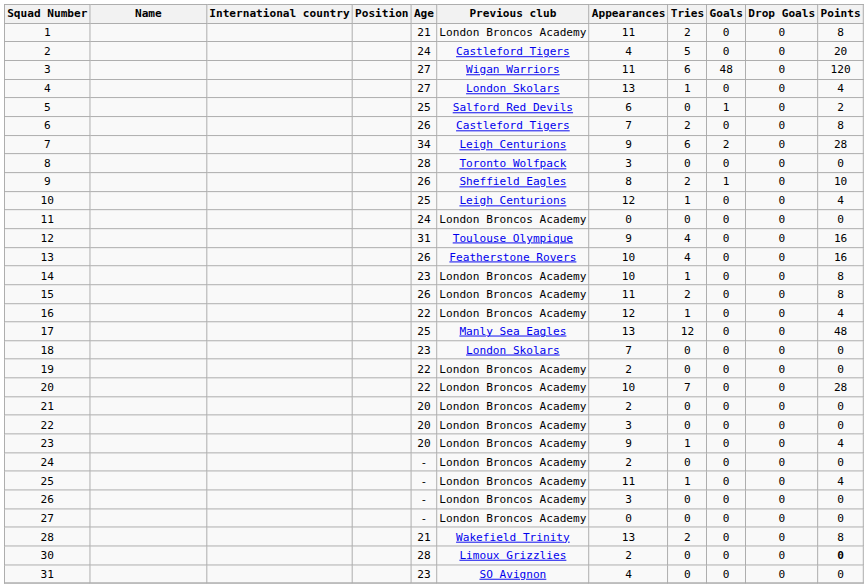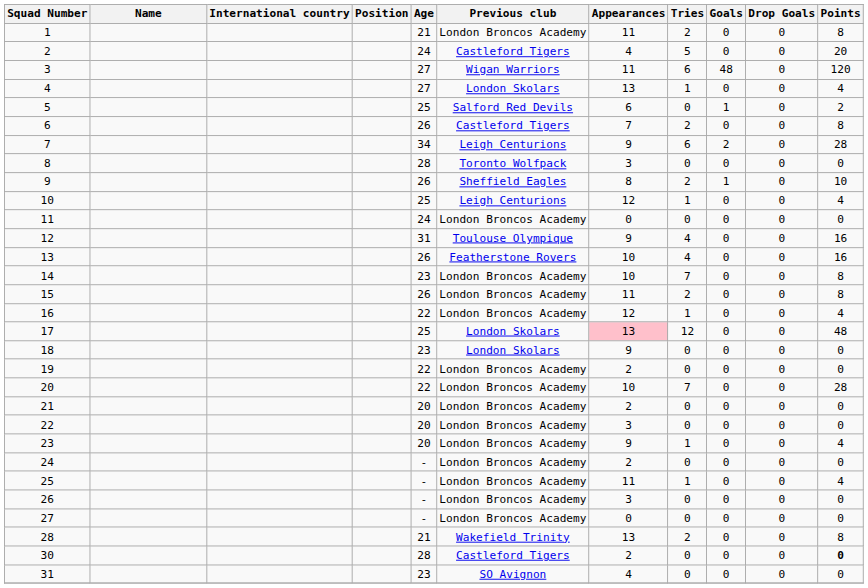(687, 275) 1 -> (687, 275) 7
(513, 331) Manly Sea Eagles -> (513, 331) London Skolars
(629, 331) no background -> (629, 331) pink background
(629, 350) 7 -> (629, 350) 9
(513, 555) Limoux Grizzlies -> (513, 555) Castleford Tigers
